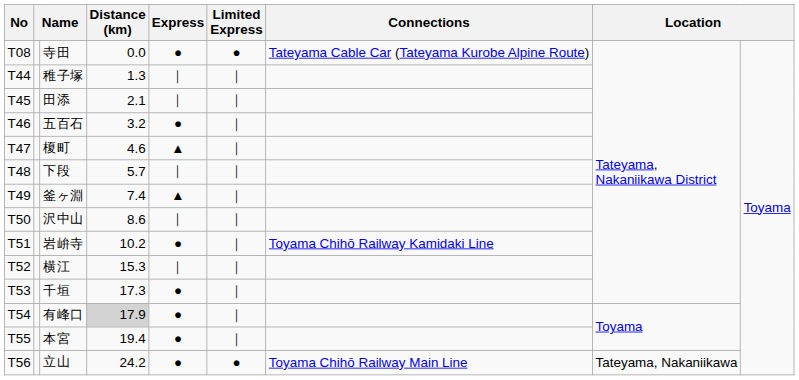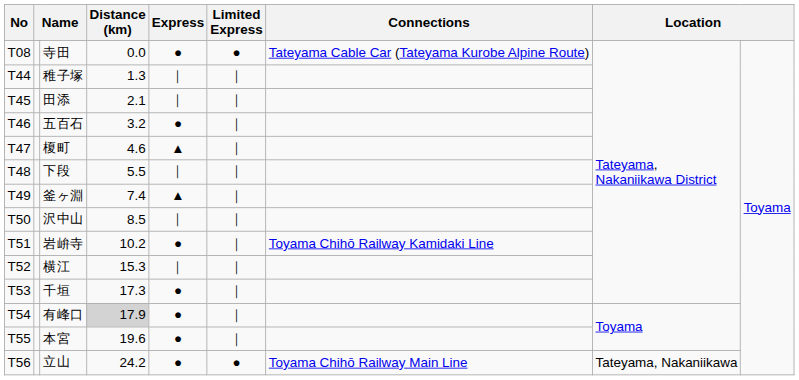(136, 172) 5.7 -> (136, 172) 5.5
(136, 219) 8.6 -> (136, 219) 8.5
(133, 338) 19.4 -> (133, 338) 19.6
